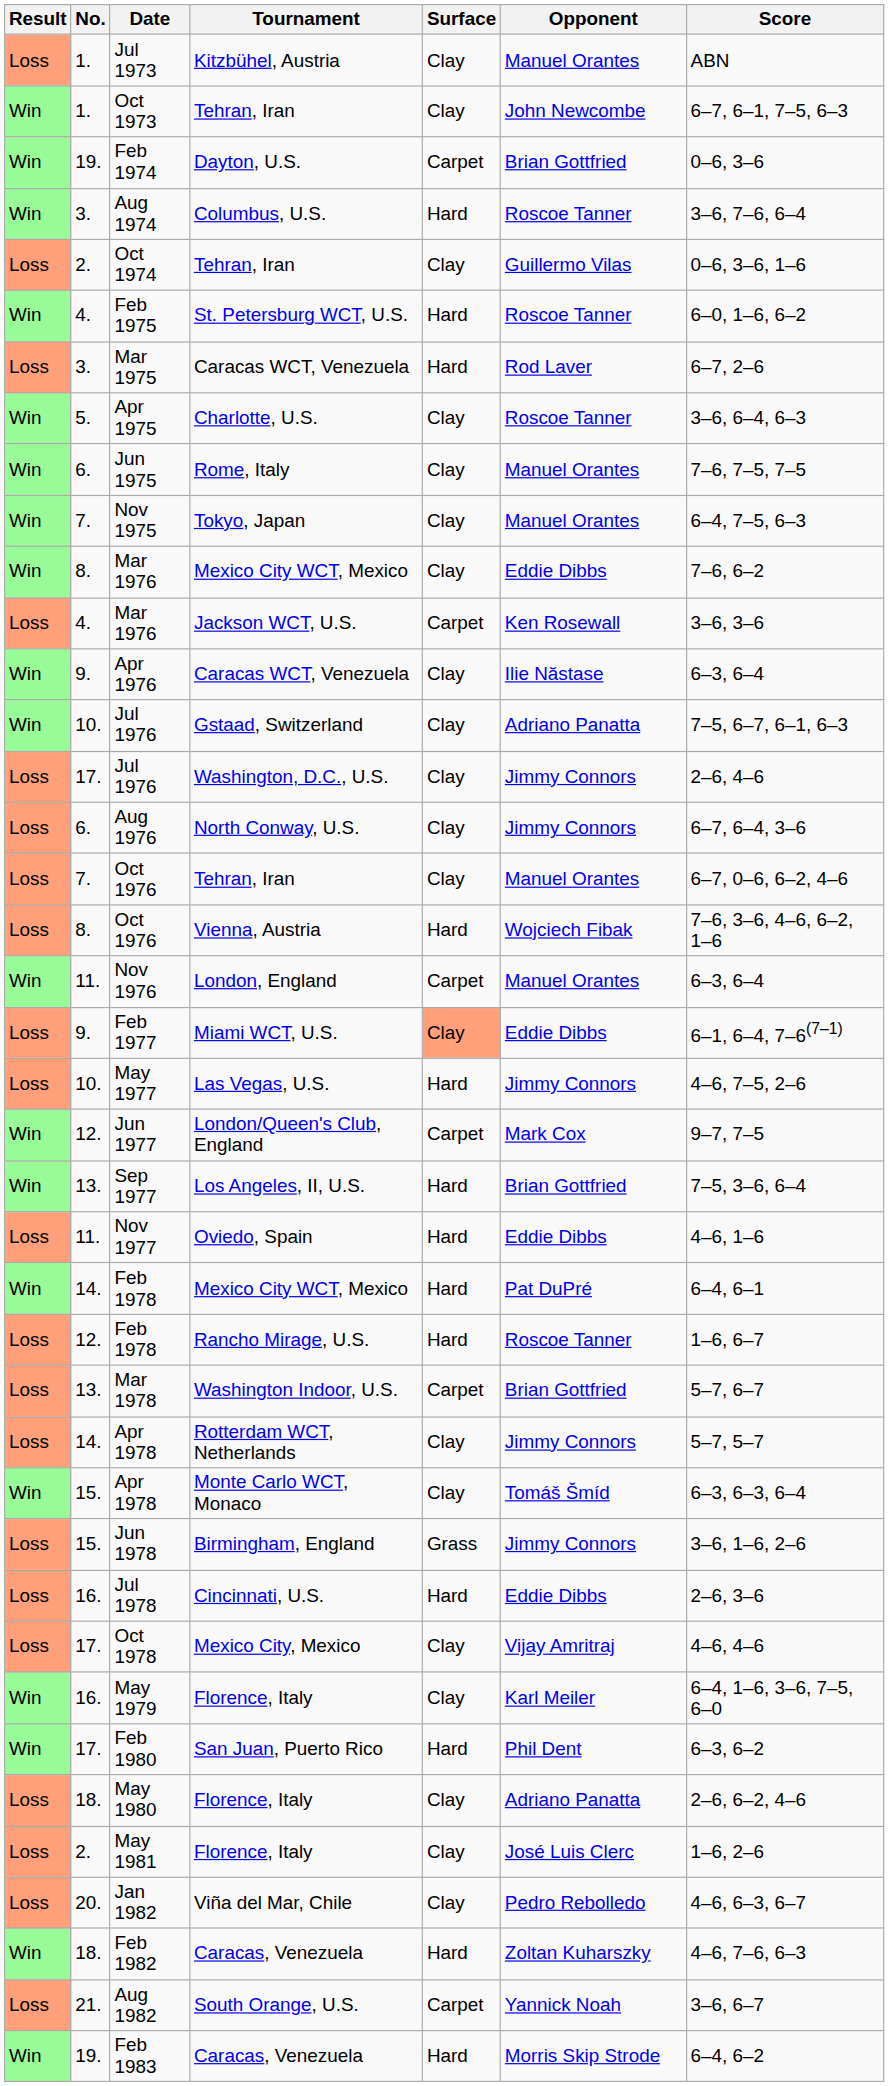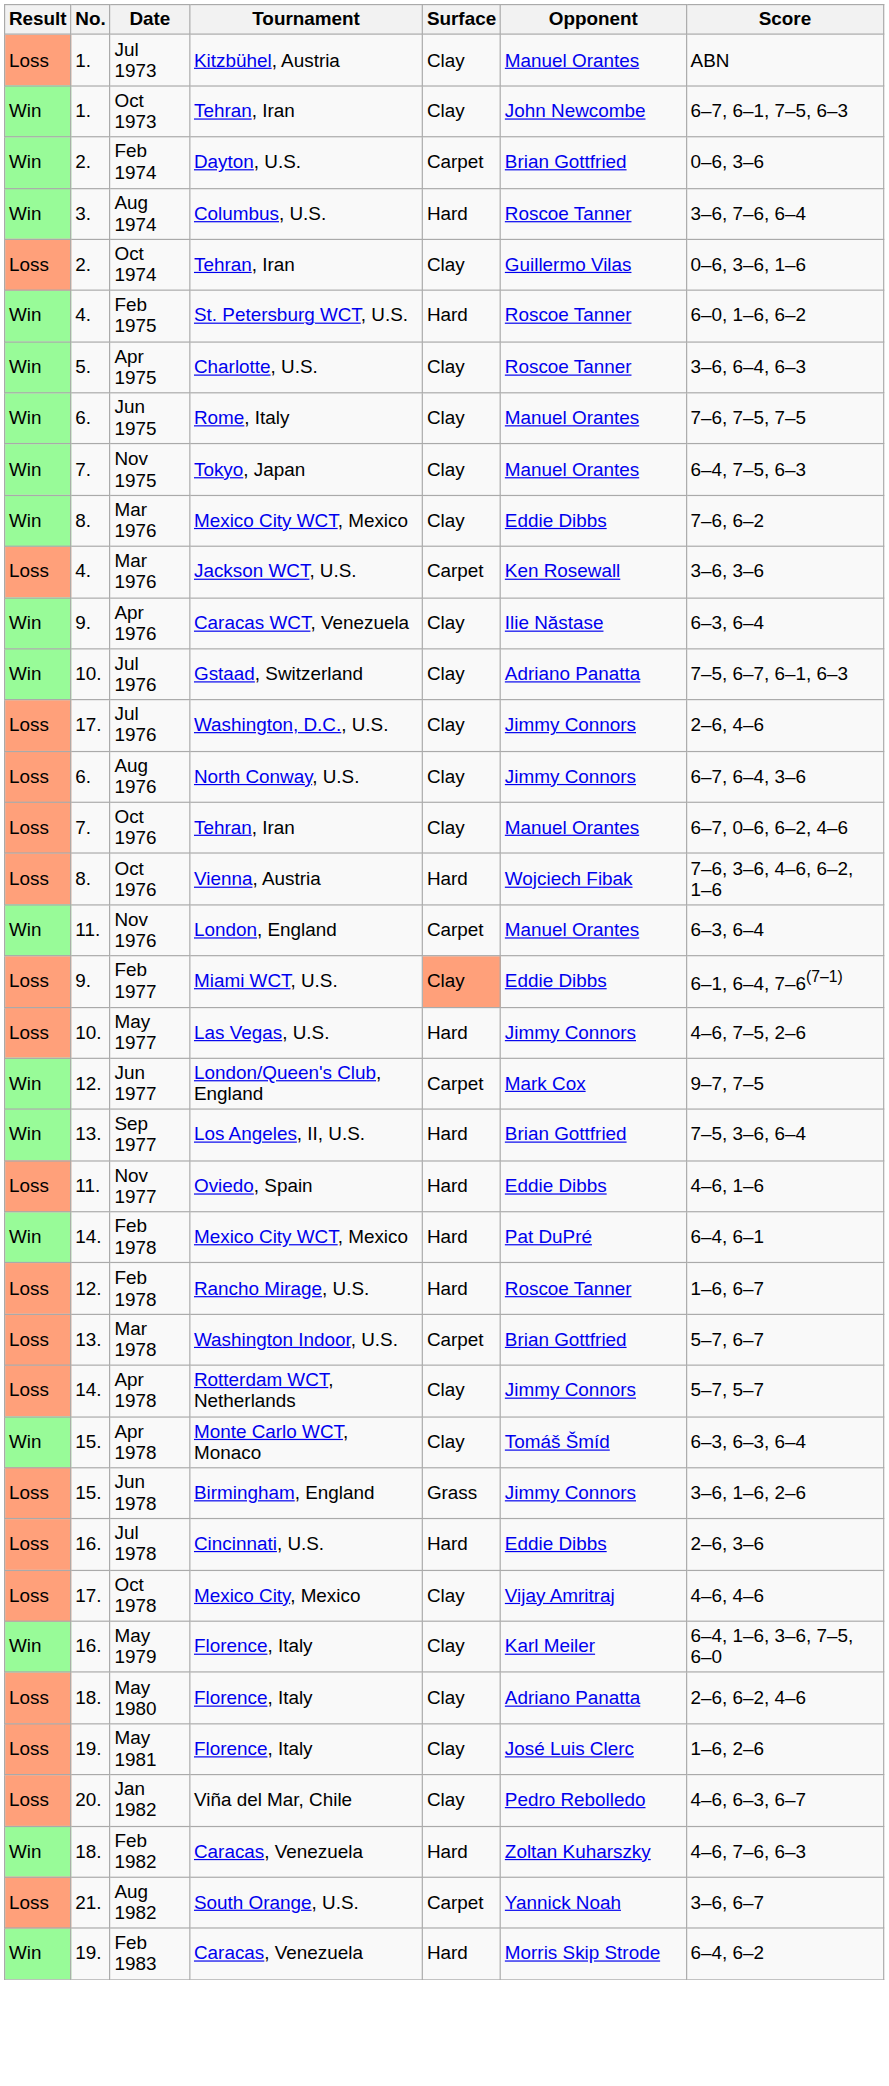(88, 162) 19. -> (83, 162) 2.
- row: (135, 367)
- row: (135, 1749)
(83, 1851) 2. -> (88, 1749) 19.
